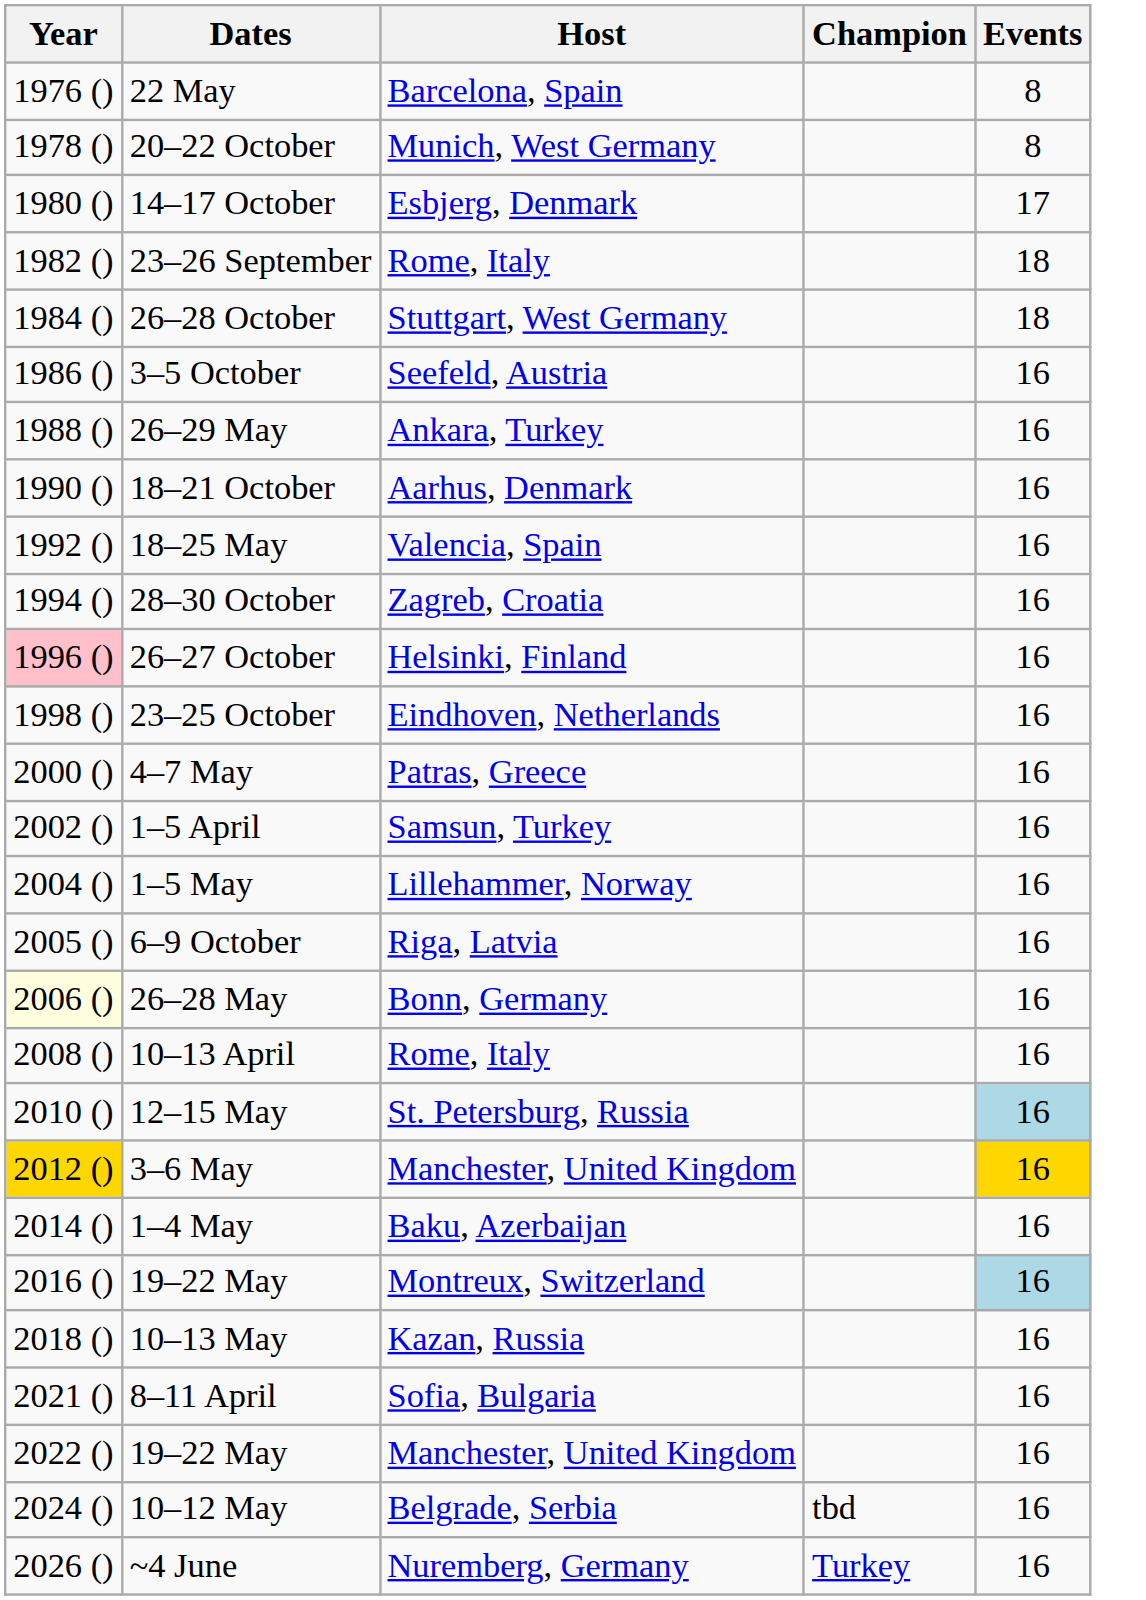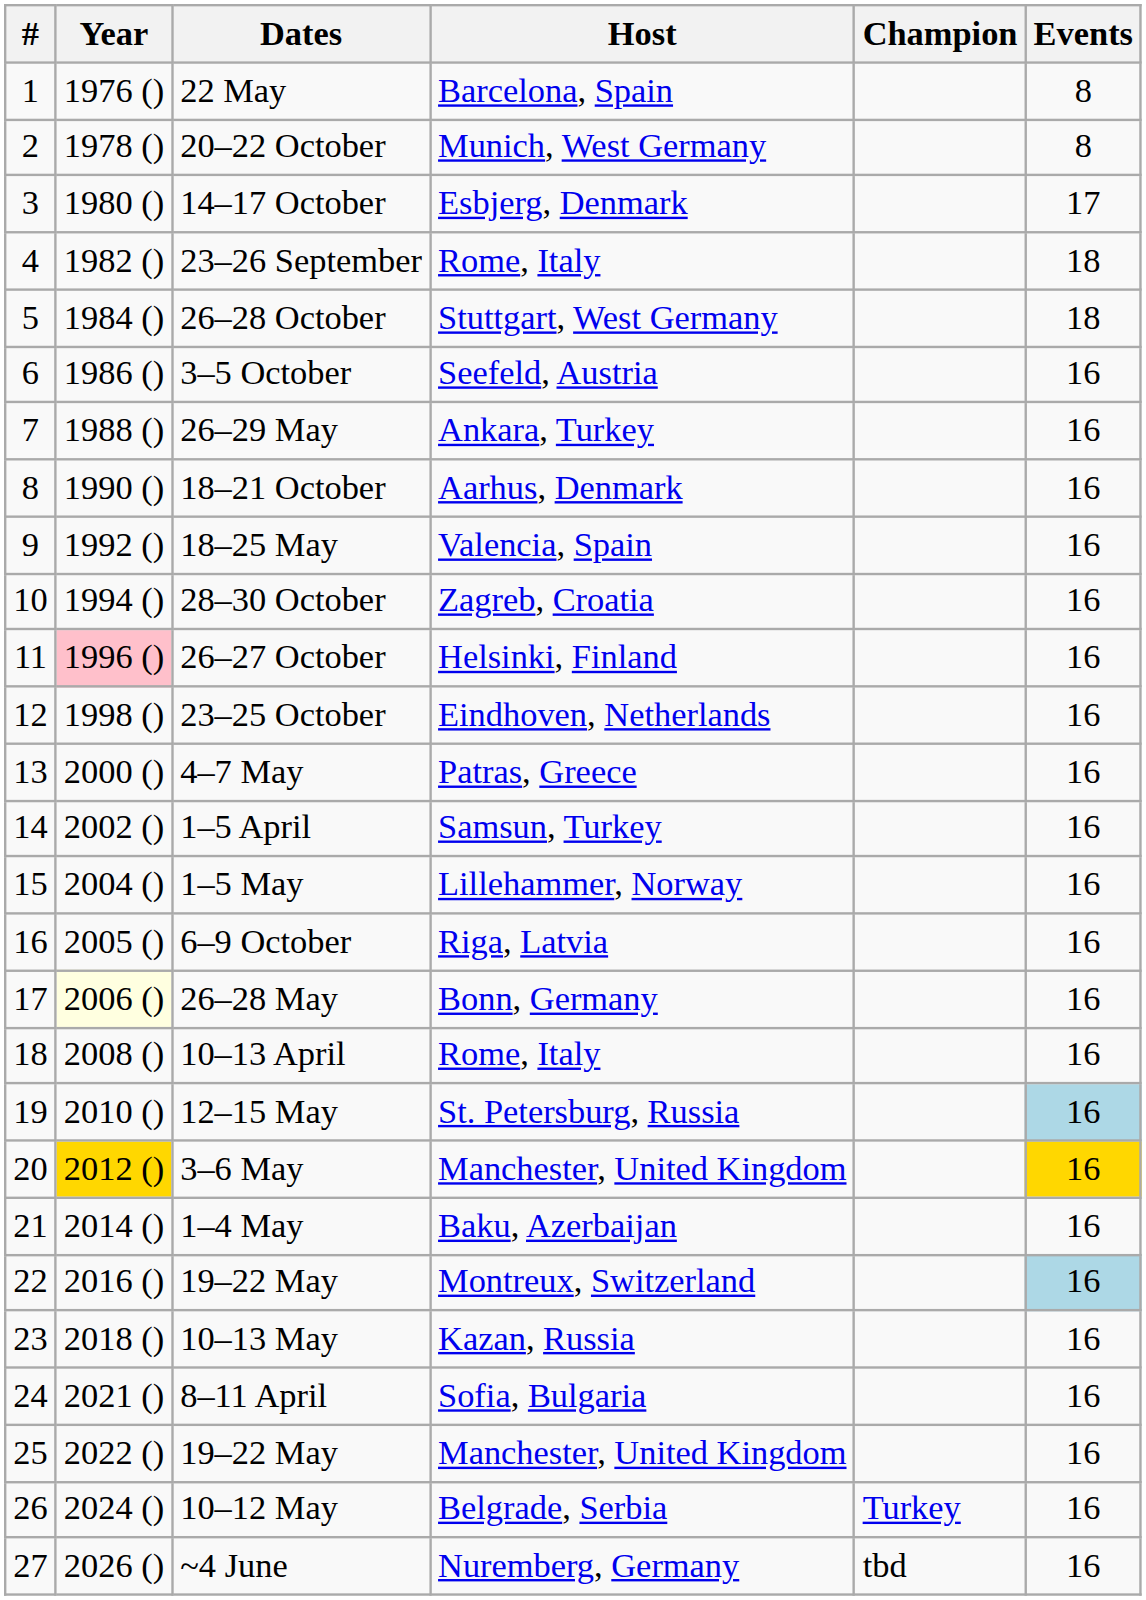+ column: (30, 33)
(834, 1509) tbd -> (912, 1509) Turkey
(861, 1565) Turkey -> (885, 1565) tbd
